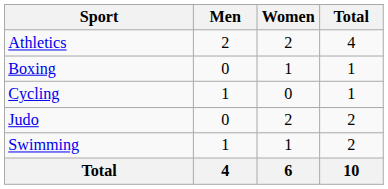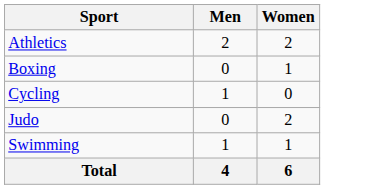- column: (351, 17)
